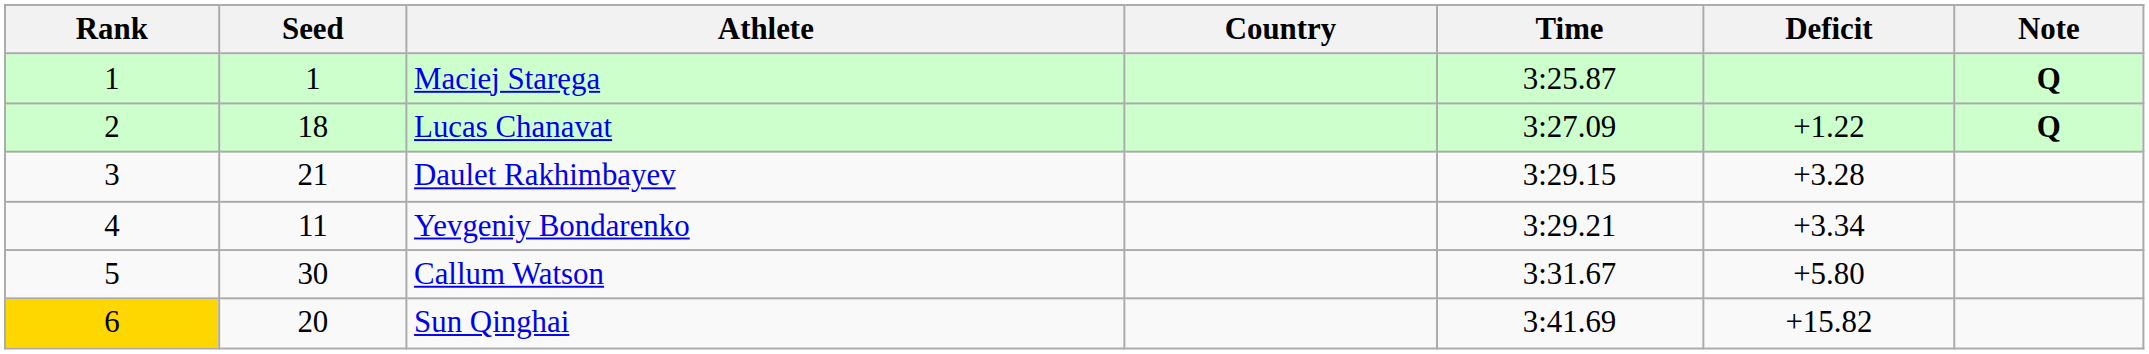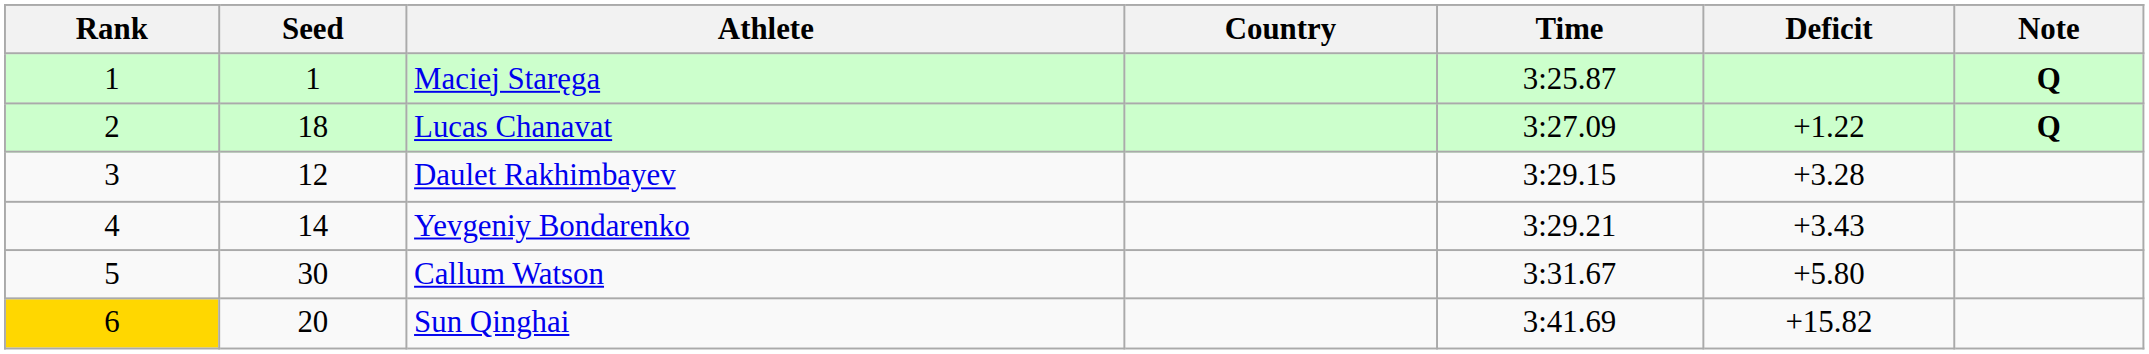(313, 175) 21 -> (313, 175) 12
(313, 224) 11 -> (313, 224) 14
(1829, 224) +3.34 -> (1829, 224) +3.43
